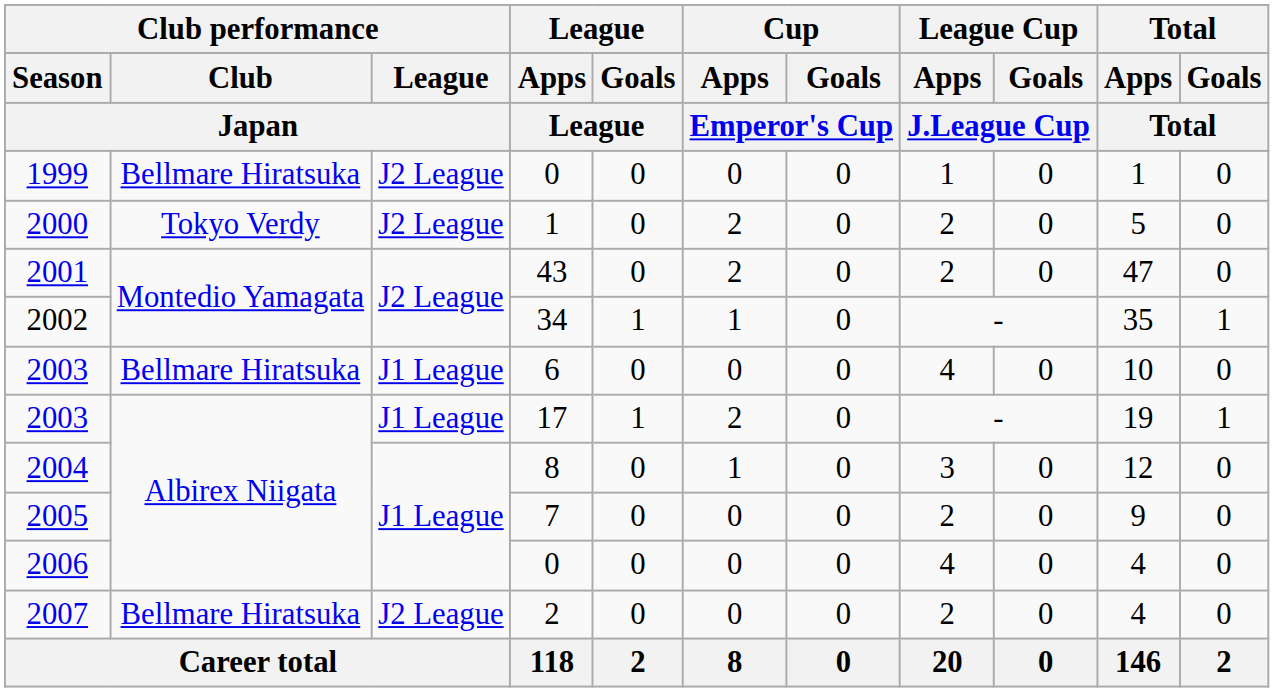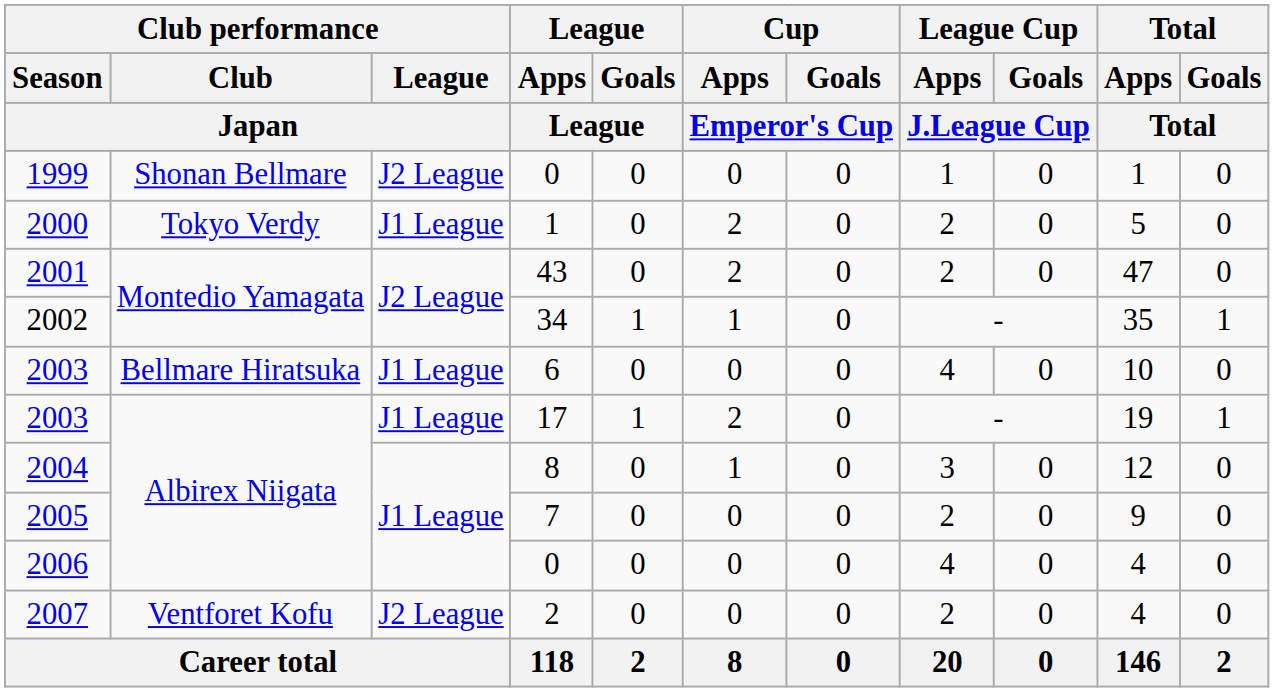(240, 175) Bellmare Hiratsuka -> (240, 175) Shonan Bellmare
(441, 223) J2 League -> (441, 223) J1 League
(240, 613) Bellmare Hiratsuka -> (240, 613) Ventforet Kofu
